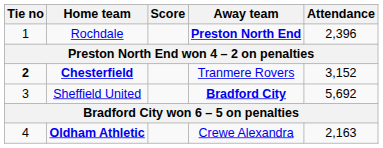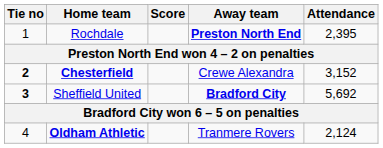(341, 34) 2,396 -> (341, 34) 2,395
(246, 73) Tranmere Rovers -> (246, 73) Crewe Alexandra
(26, 93) normal -> (26, 93) bold
(246, 133) Crewe Alexandra -> (246, 133) Tranmere Rovers
(341, 133) 2,163 -> (341, 133) 2,124
